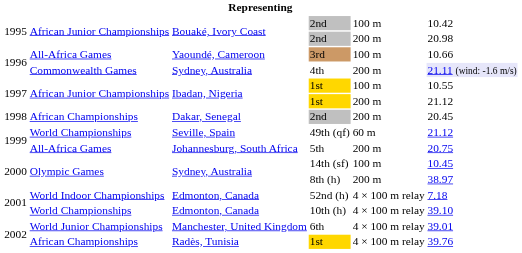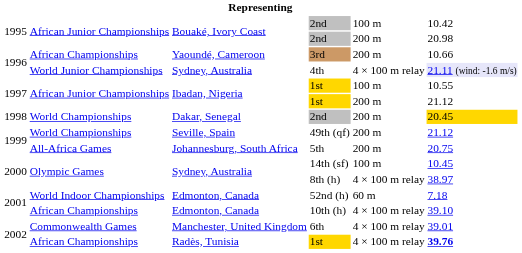(71, 54) All-Africa Games -> (84, 54) African Championships
(367, 54) 100 m -> (367, 54) 200 m
(83, 70) Commonwealth Games -> (96, 70) World Junior Championships
(367, 70) 200 m -> (389, 70) 4 × 100 m relay
(84, 117) African Championships -> (81, 117) World Championships
(440, 117) no background -> (440, 117) gold background
(364, 132) 60 m -> (367, 132) 200 m
(367, 179) 200 m -> (389, 179) 4 × 100 m relay
(389, 195) 4 × 100 m relay -> (364, 195) 60 m
(81, 210) World Championships -> (84, 210) African Championships
(96, 226) World Junior Championships -> (83, 226) Commonwealth Games
(440, 241) normal -> (440, 241) bold
